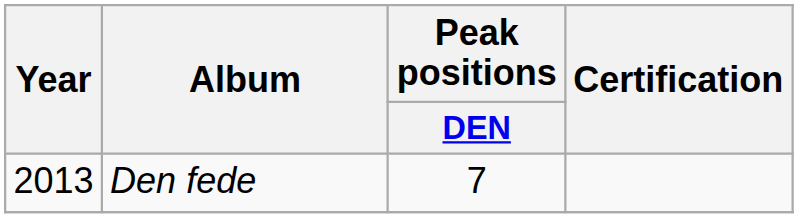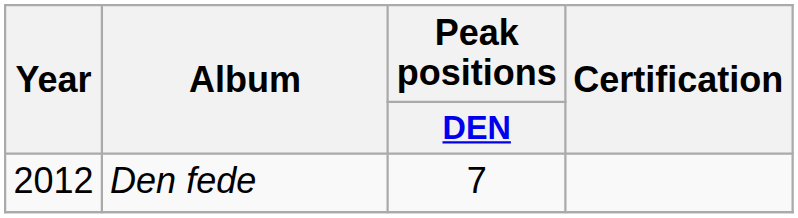(53, 181) 2013 -> (53, 181) 2012
